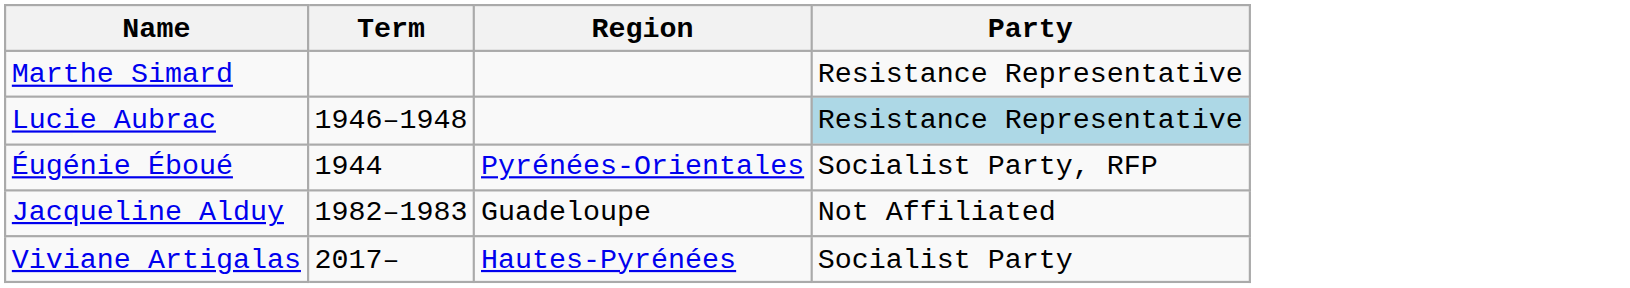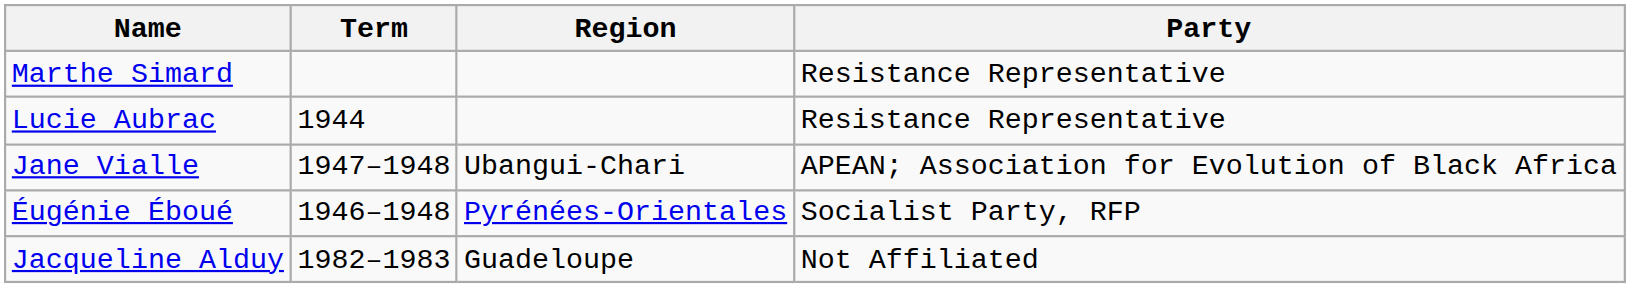(391, 121) 1946–1948 -> (331, 121) 1944
(1030, 121) lightblue background -> (1013, 121) no background
+ row: (105, 167)
(348, 167) 1944 -> (374, 213) 1946–1948
- row: (156, 259)
